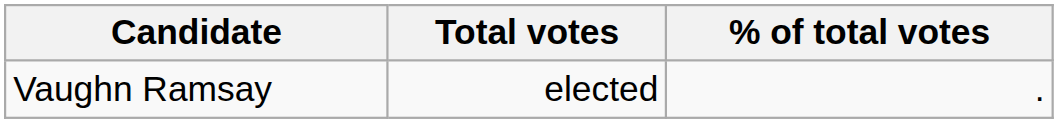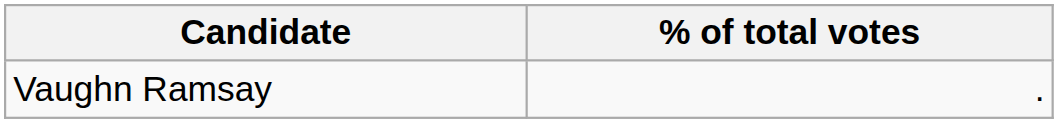- column: (527, 32)
